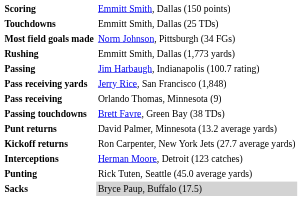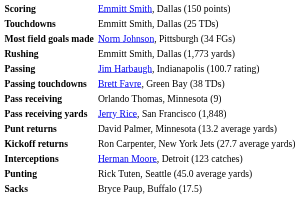rows swapped: (46, 114) <-> (46, 84)
(150, 189) lightgrey background -> (150, 189) no background
